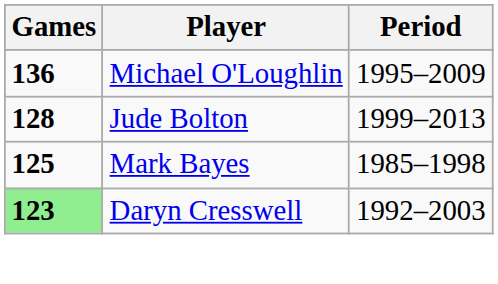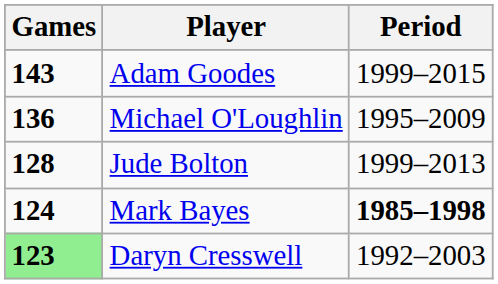+ row: (192, 73)
(33, 164) 125 -> (33, 210) 124
(421, 164) normal -> (421, 210) bold
